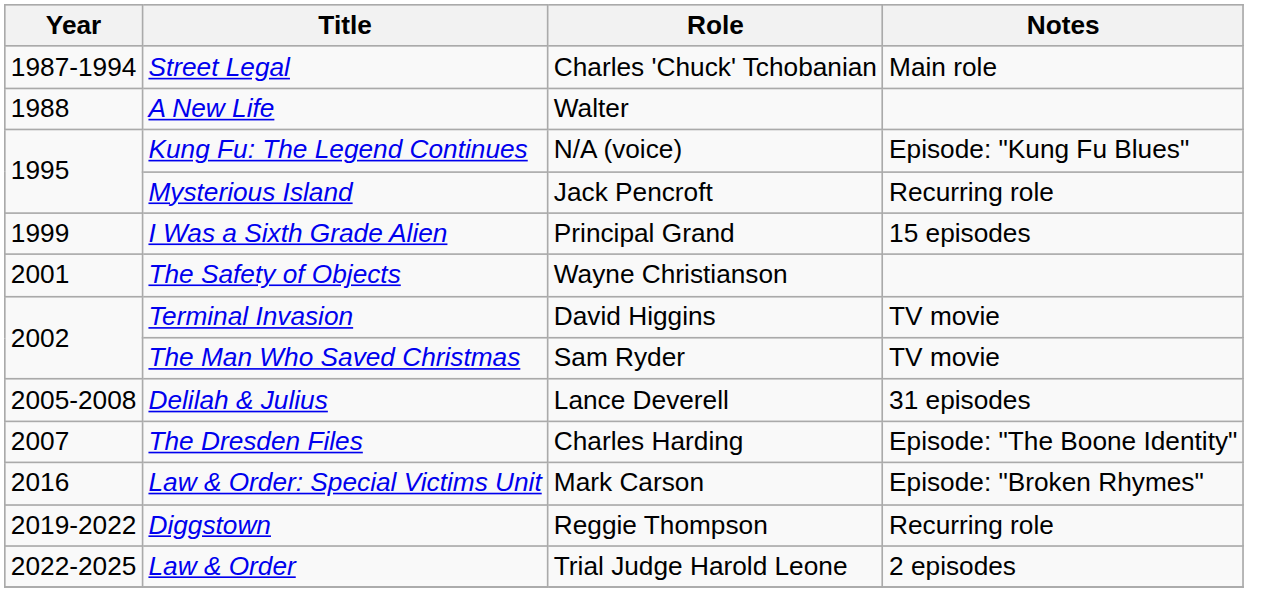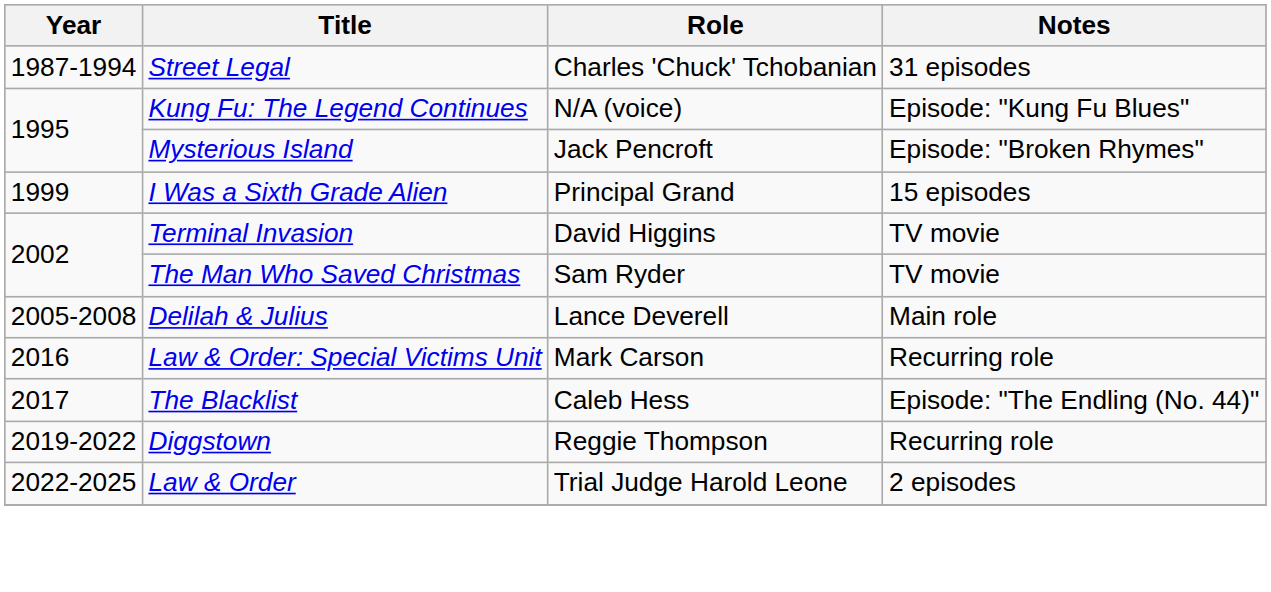(943, 66) Main role -> (960, 66) 31 episodes
- row: (211, 108)
(971, 191) Recurring role -> (1046, 150) Episode: "Broken Rhymes"
- row: (275, 274)
(960, 399) 31 episodes -> (943, 316) Main role
- row: (256, 441)
(1046, 483) Episode: "Broken Rhymes" -> (971, 358) Recurring role
+ row: (223, 399)
